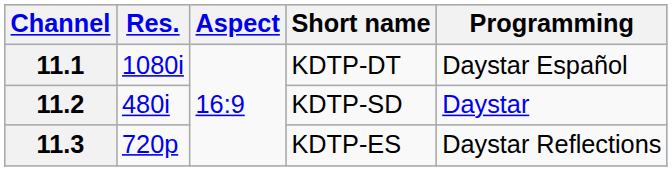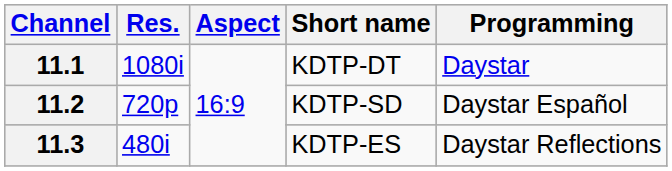(535, 64) Daystar Español -> (486, 64) Daystar
(146, 104) 480i -> (150, 104) 720p
(486, 104) Daystar -> (535, 104) Daystar Español
(150, 144) 720p -> (146, 144) 480i
